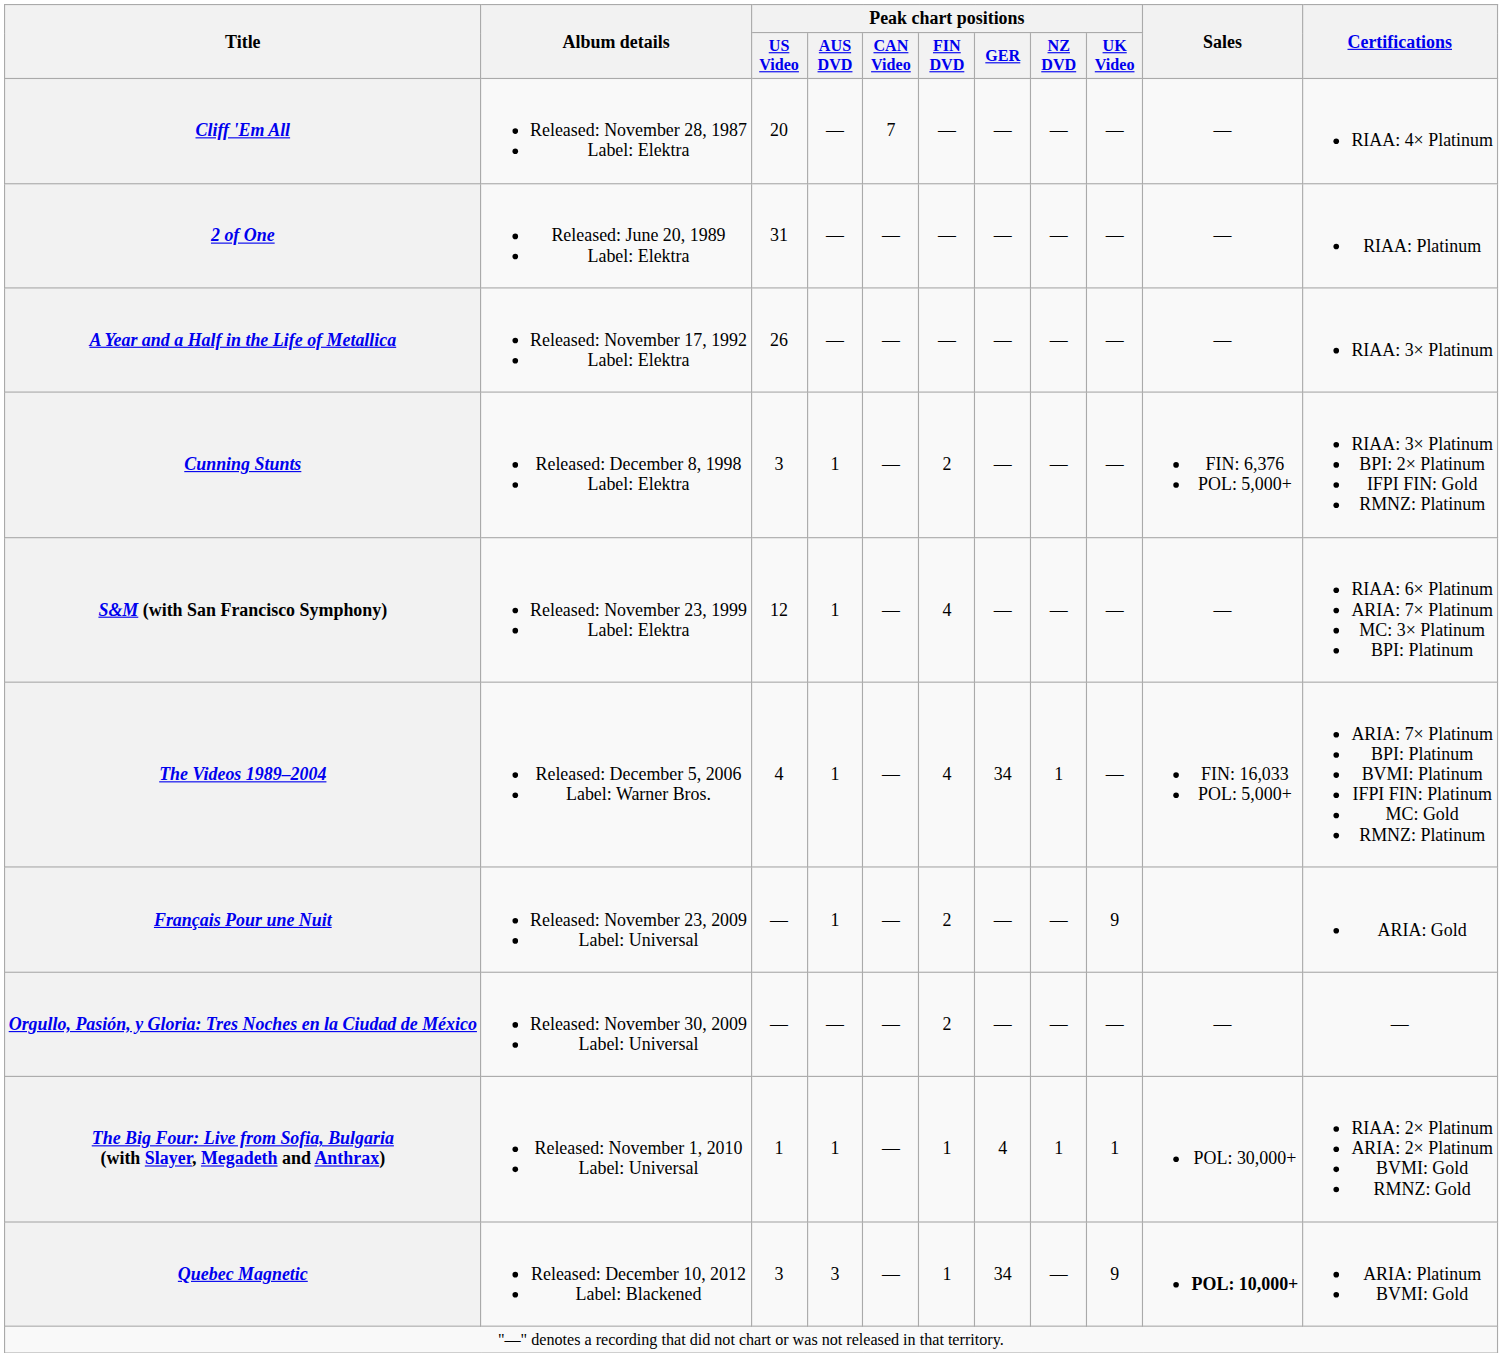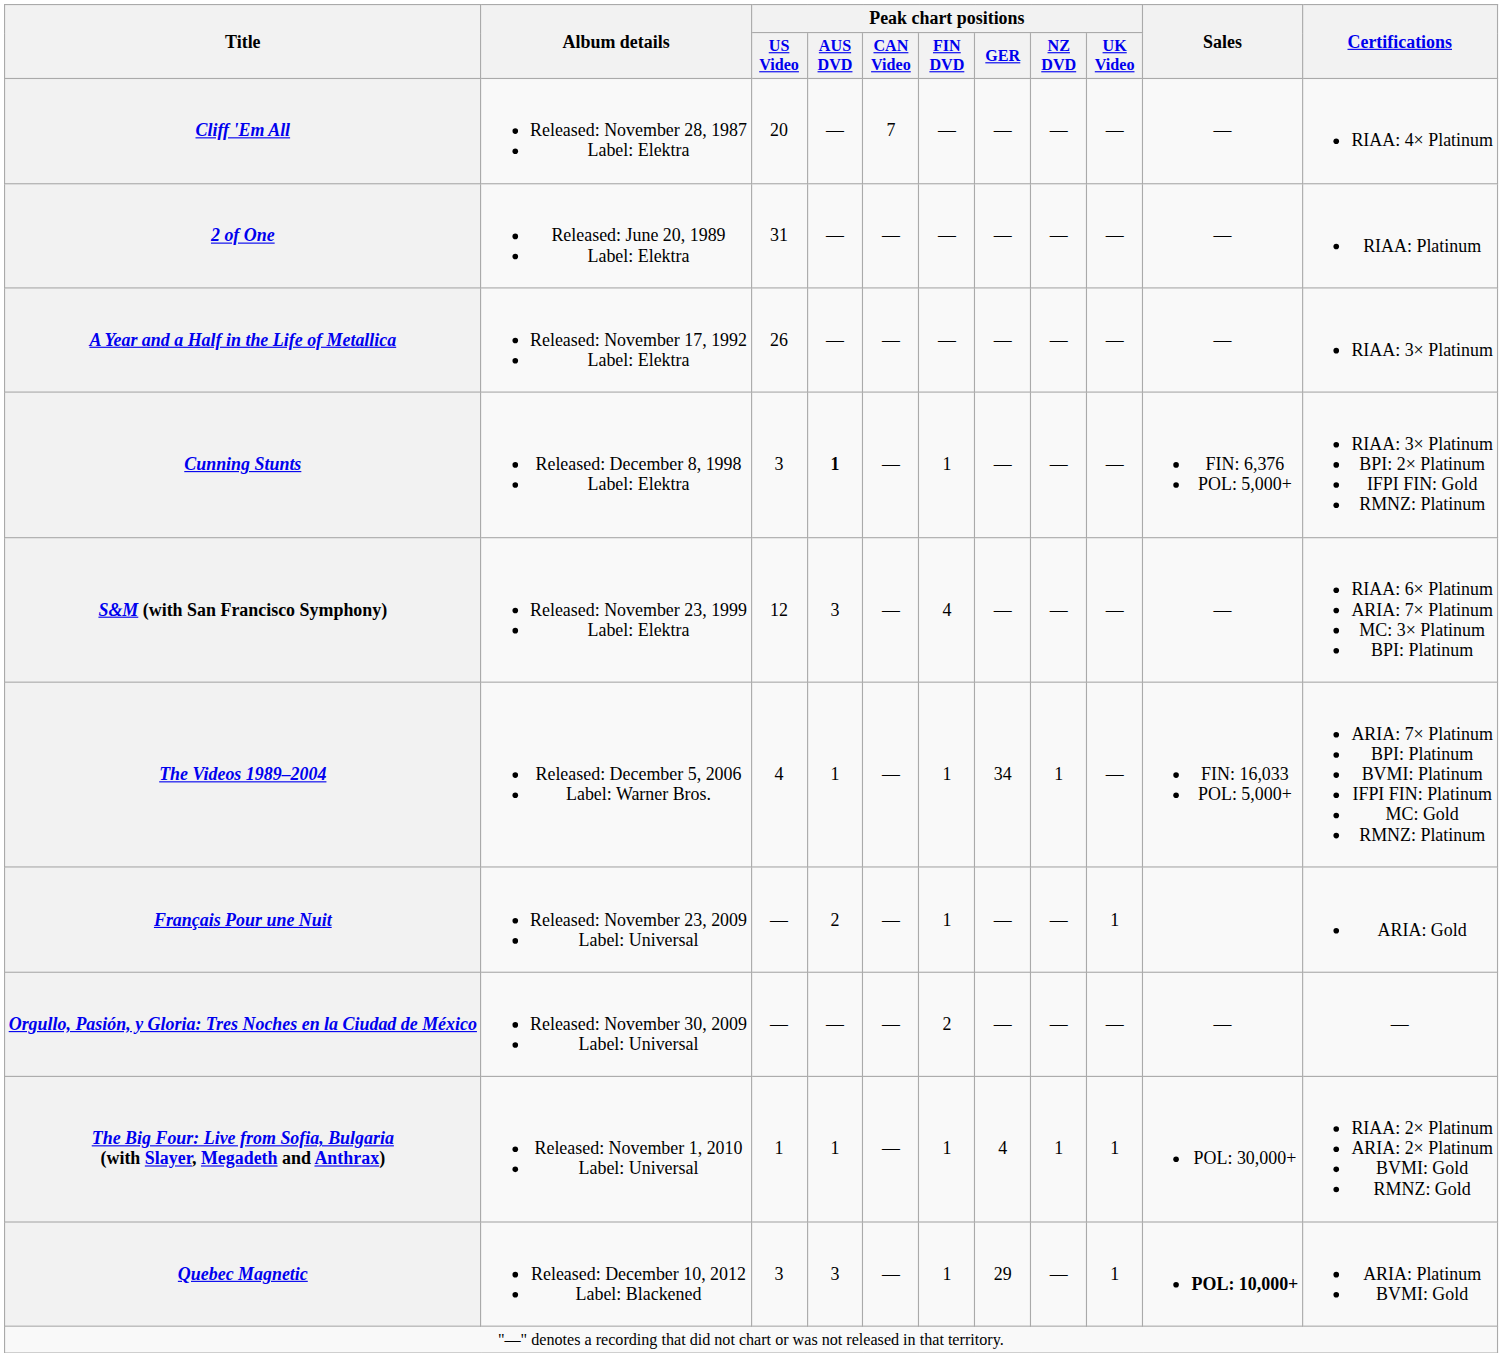(835, 464) normal -> (835, 464) bold
(947, 464) 2 -> (947, 464) 1
(835, 609) 1 -> (835, 609) 3
(947, 774) 4 -> (947, 774) 1
(835, 919) 1 -> (835, 919) 2
(947, 919) 2 -> (947, 919) 1
(1115, 919) 9 -> (1115, 919) 1
(1003, 1273) 34 -> (1003, 1273) 29
(1115, 1273) 9 -> (1115, 1273) 1
